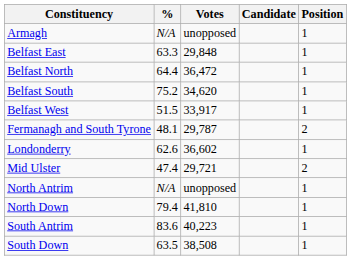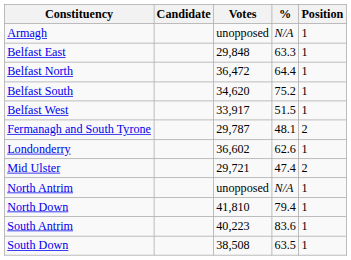columns swapped: (269, 14) <-> (167, 14)
